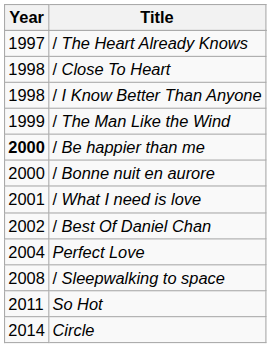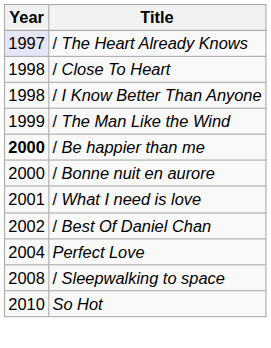(27, 44) no background -> (27, 44) lavender background
(26, 304) 2011 -> (27, 304) 2010
- row: (73, 330)
